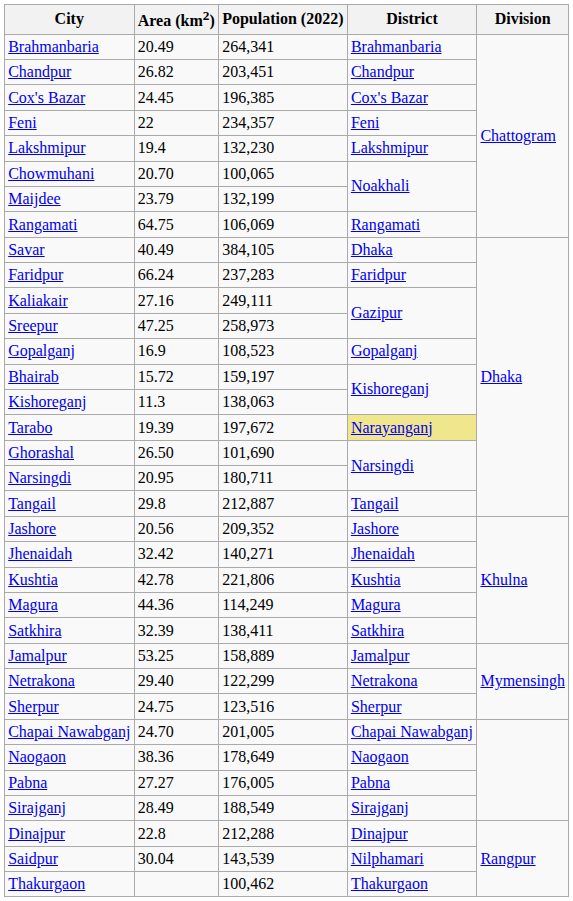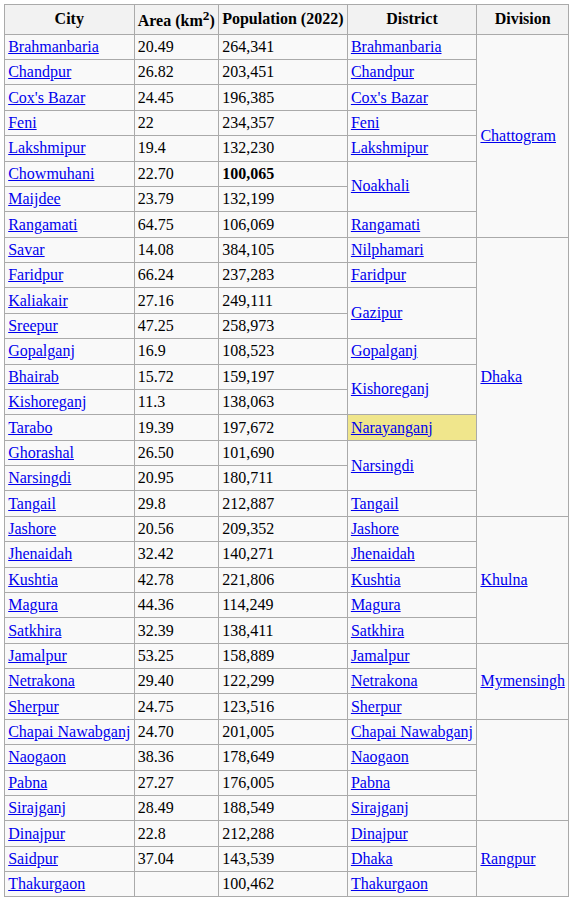(156, 173) 20.70 -> (156, 173) 22.70
(248, 173) normal -> (248, 173) bold
(156, 249) 40.49 -> (156, 249) 14.08
(372, 249) Dhaka -> (387, 249) Nilphamari
(156, 858) 30.04 -> (156, 858) 37.04
(387, 858) Nilphamari -> (372, 858) Dhaka
